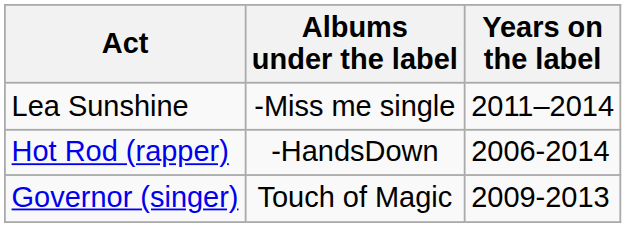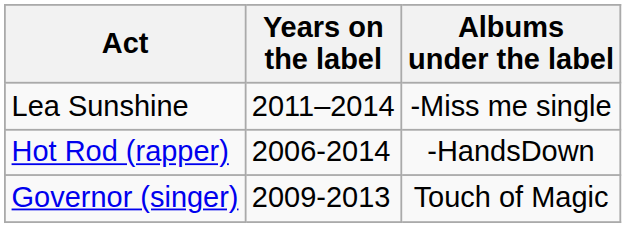columns swapped: (543, 43) <-> (355, 43)
